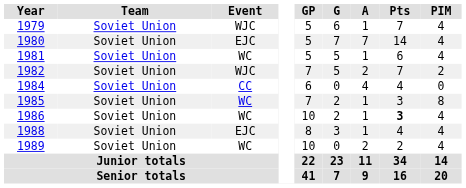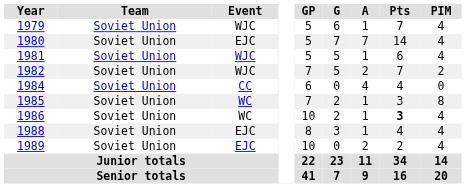(245, 56) WC -> (245, 56) WJC
(245, 146) WC -> (245, 146) EJC
